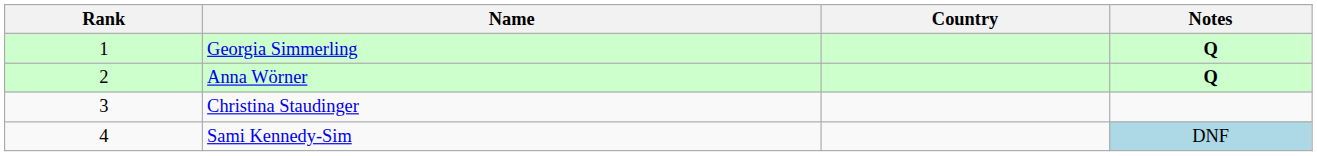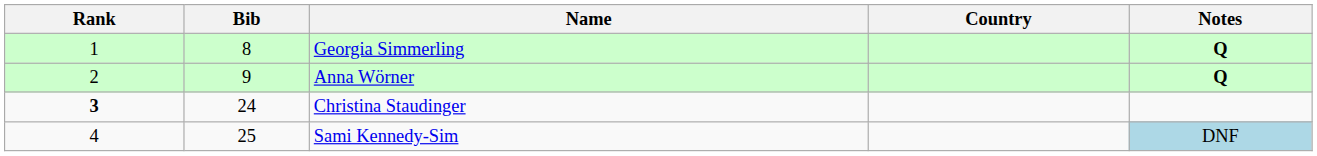+ column: (247, 19)
(104, 106) normal -> (94, 106) bold
